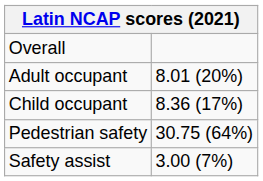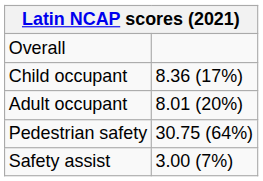rows swapped: (68, 76) <-> (68, 104)
